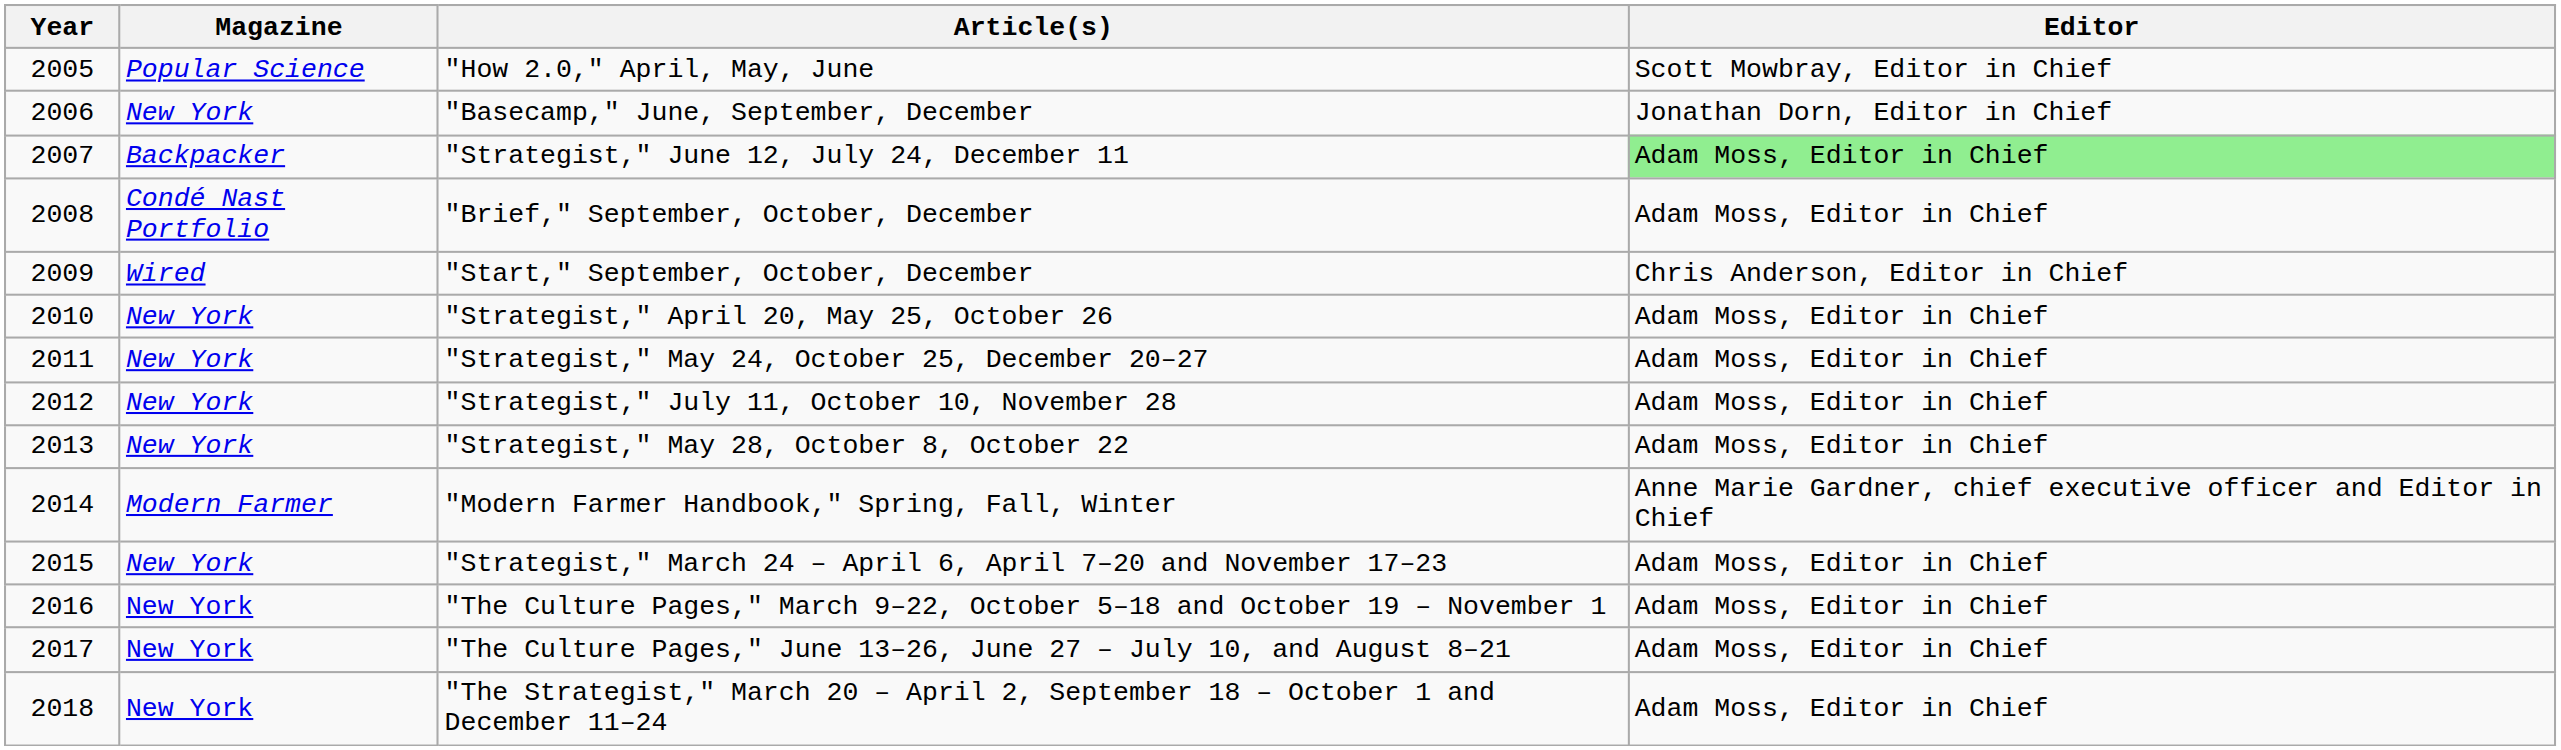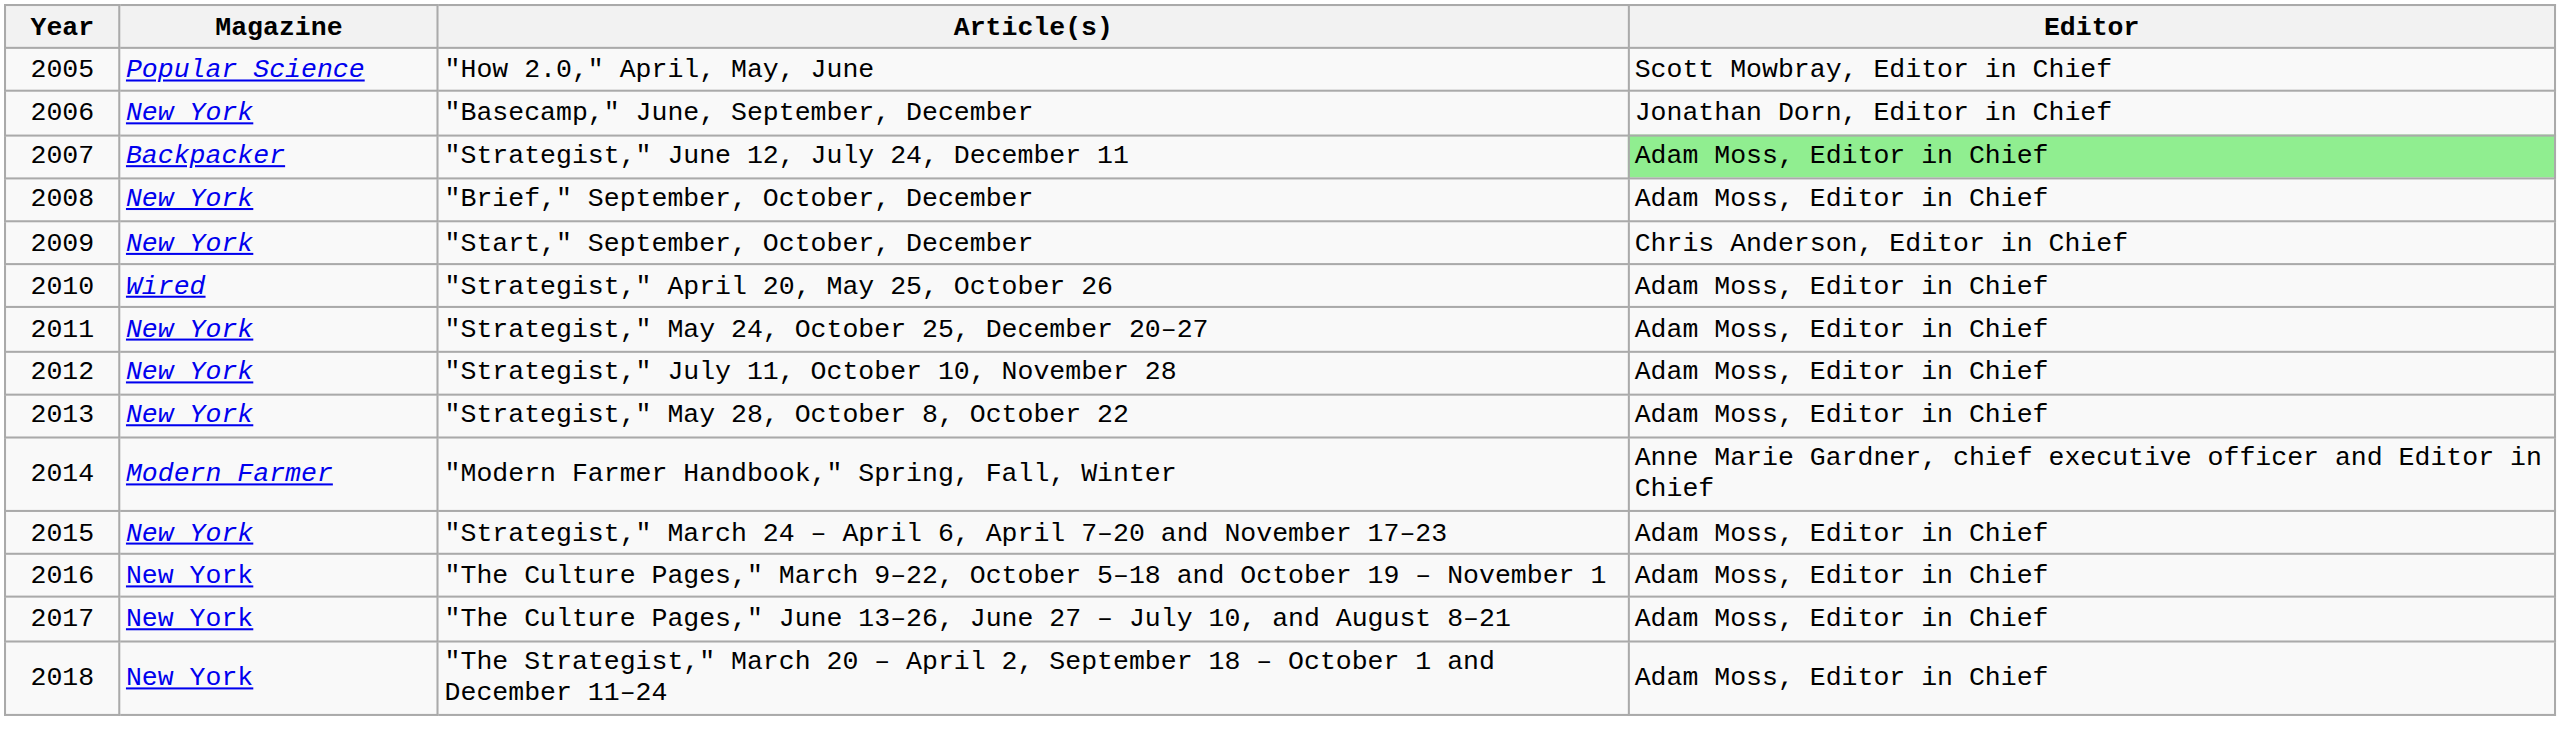(206, 215) Condé Nast Portfolio -> (190, 200) New York
(166, 273) Wired -> (190, 243) New York
(190, 317) New York -> (166, 286) Wired
